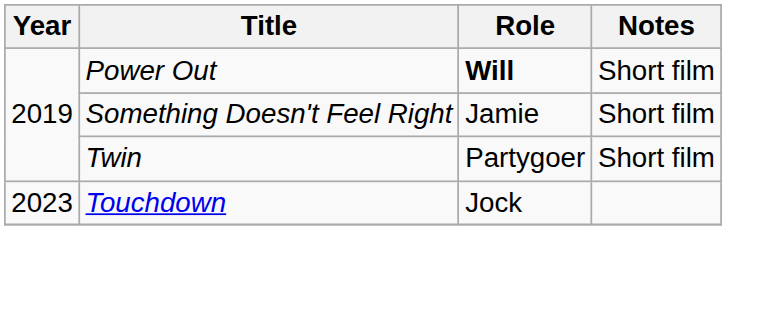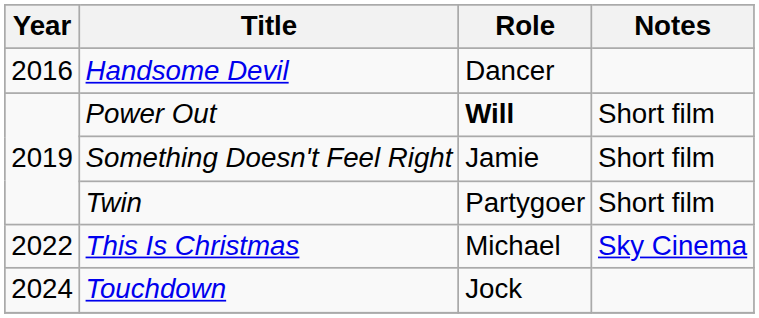+ row: (187, 70)
+ row: (192, 245)
(42, 202) 2023 -> (42, 289) 2024
